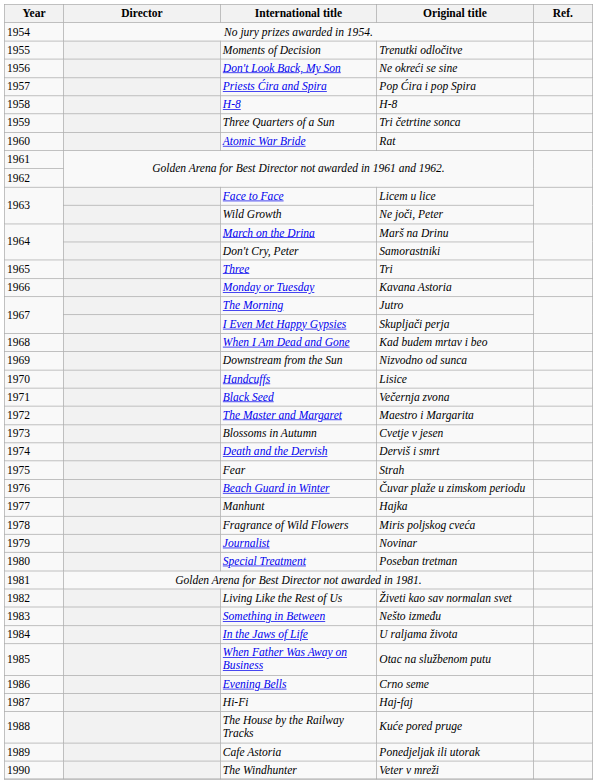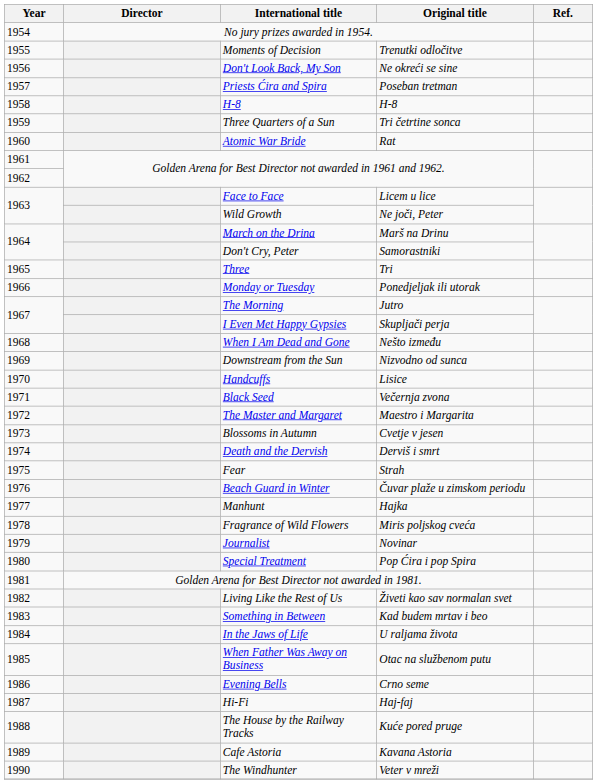(428, 86) Pop Ćira i pop Spira -> (418, 86) Poseban tretman
(416, 287) Kavana Astoria -> (430, 287) Ponedjeljak ili utorak
(433, 342) Kad budem mrtav i beo -> (410, 342) Nešto između
(418, 561) Poseban tretman -> (428, 561) Pop Ćira i pop Spira
(410, 616) Nešto između -> (433, 616) Kad budem mrtav i beo
(430, 752) Ponedjeljak ili utorak -> (416, 752) Kavana Astoria
